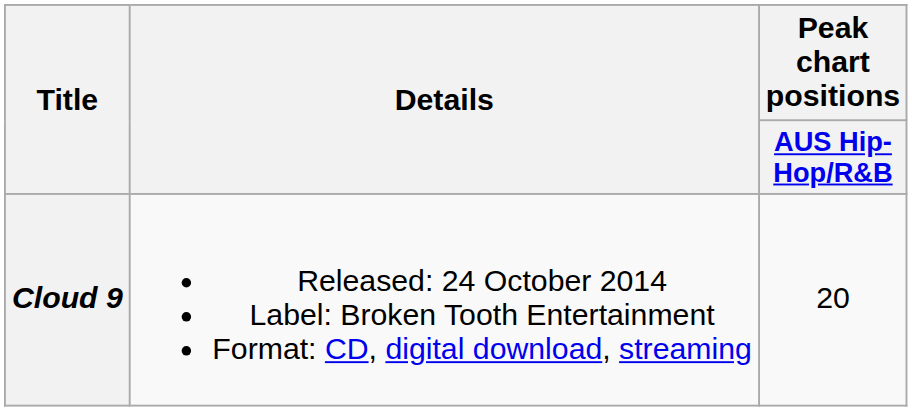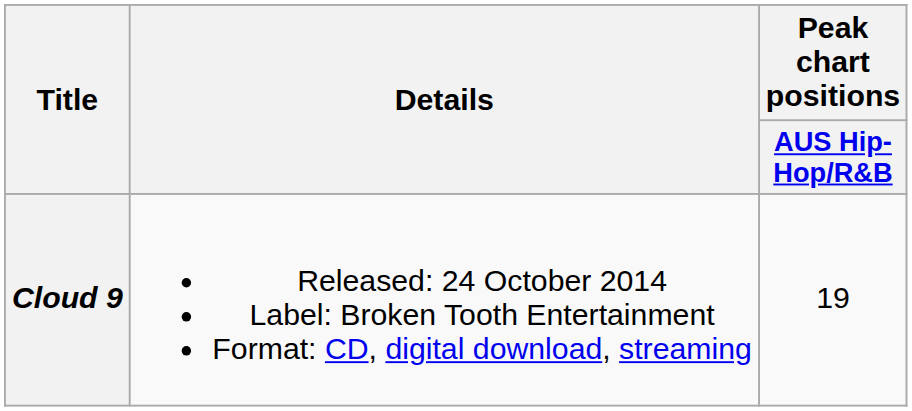(833, 298) 20 -> (833, 298) 19
